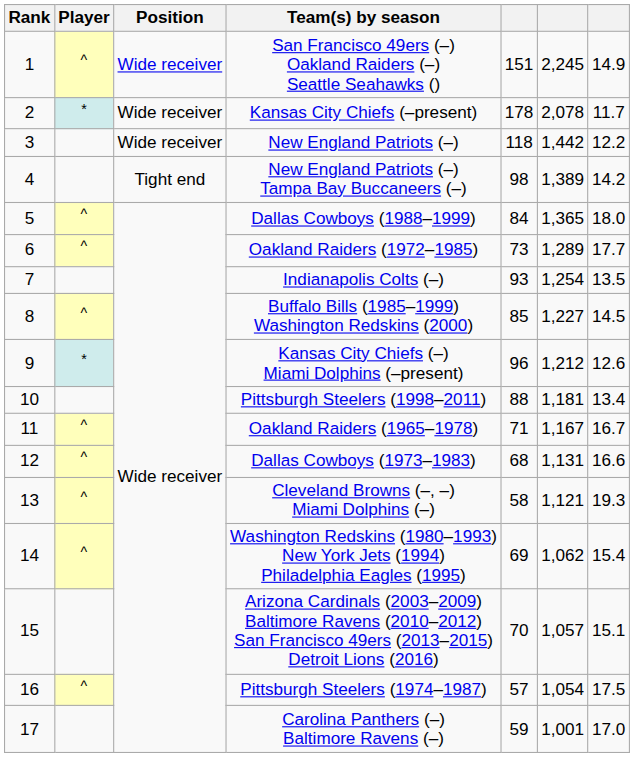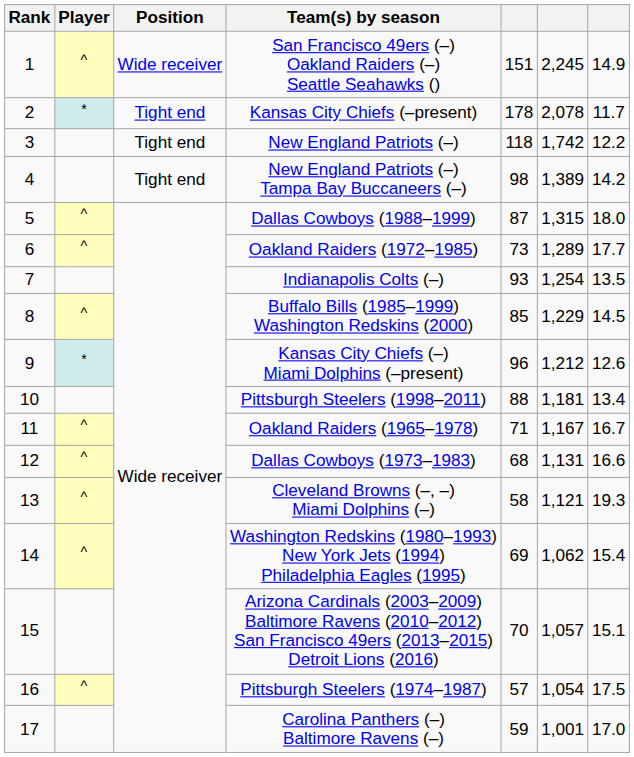(170, 113) Wide receiver -> (170, 113) Tight end
(170, 142) Wide receiver -> (170, 142) Tight end
(563, 142) 1,442 -> (563, 142) 1,742
(519, 218) 84 -> (519, 218) 87
(563, 218) 1,365 -> (563, 218) 1,315
(563, 316) 1,227 -> (563, 316) 1,229
